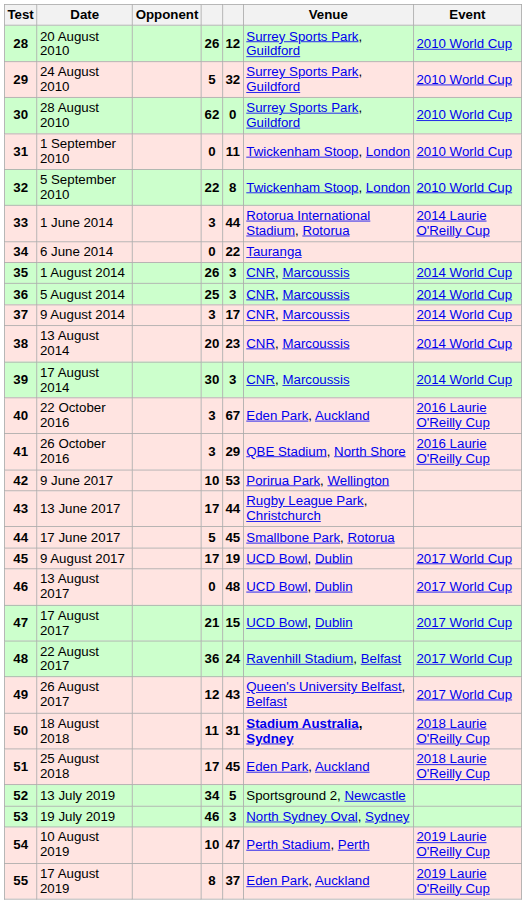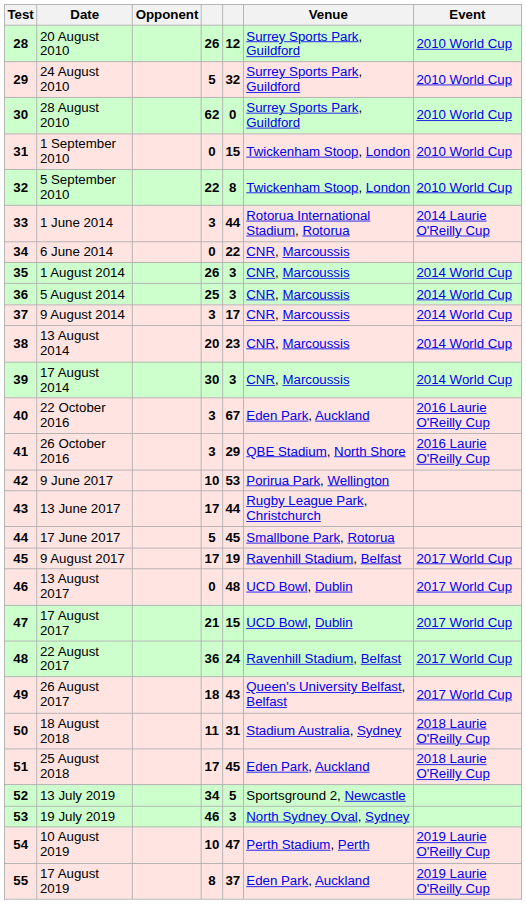(233, 151) 11 -> (233, 151) 15
(274, 252) Tauranga -> (298, 252) CNR, Marcoussis
(299, 558) UCD Bowl, Dublin -> (324, 558) Ravenhill Stadium, Belfast
(212, 695) 12 -> (212, 695) 18
(304, 731) bold -> (324, 731) normal
